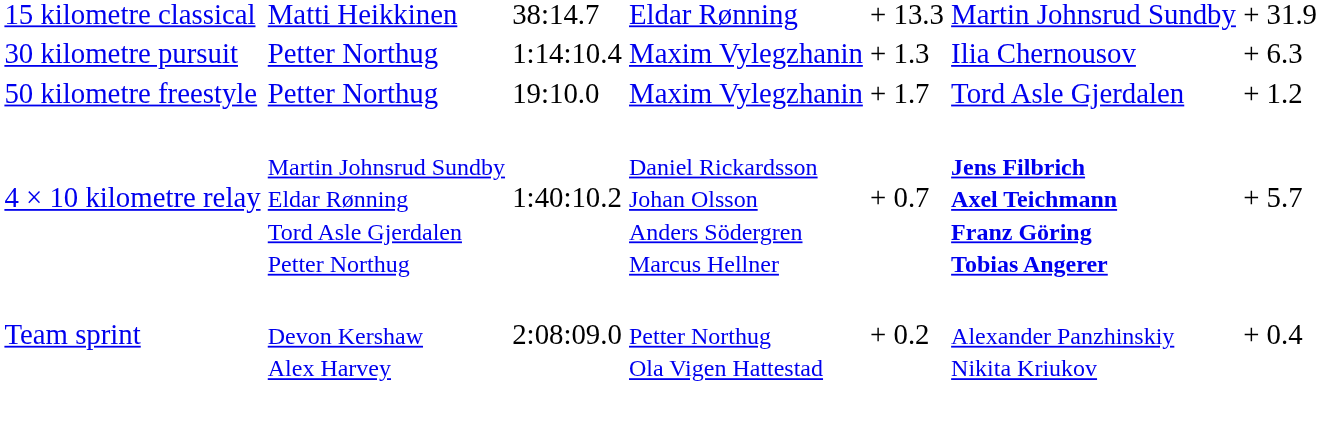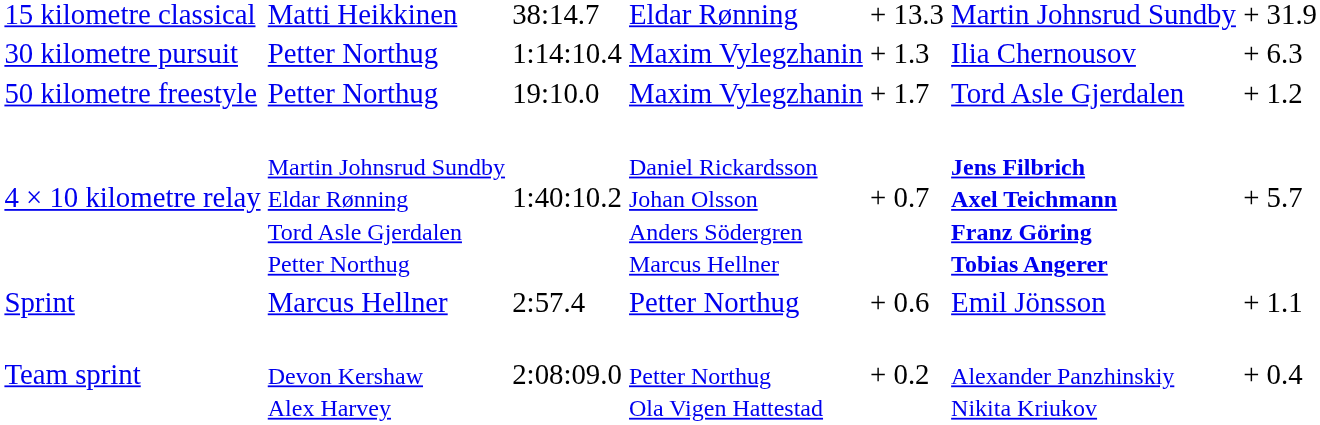+ row: (40, 302)
